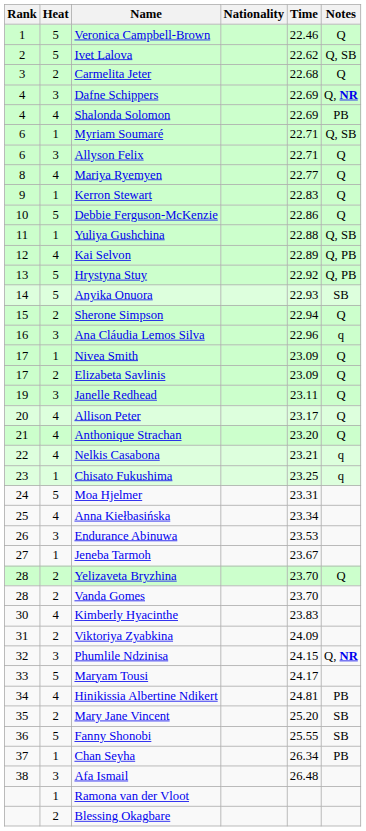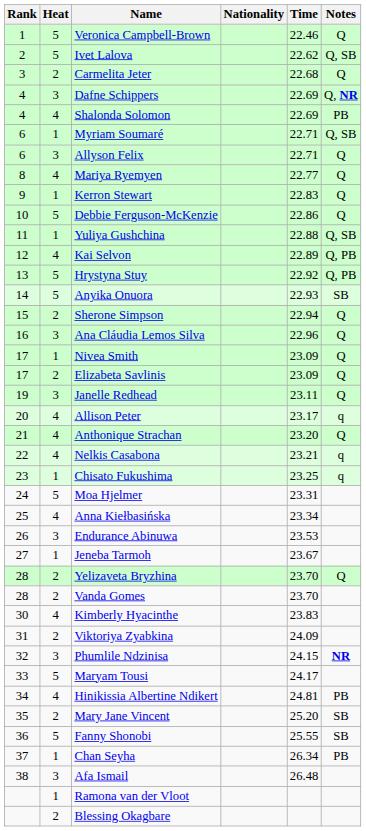(341, 335) q -> (341, 335) Q
(341, 415) Q -> (341, 415) q
(341, 656) Q, NR -> (341, 656) NR
